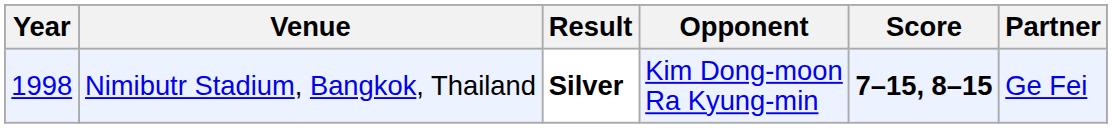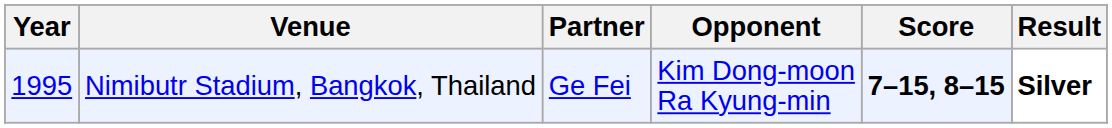columns swapped: (1053, 27) <-> (591, 27)
(42, 85) 1998 -> (42, 85) 1995
